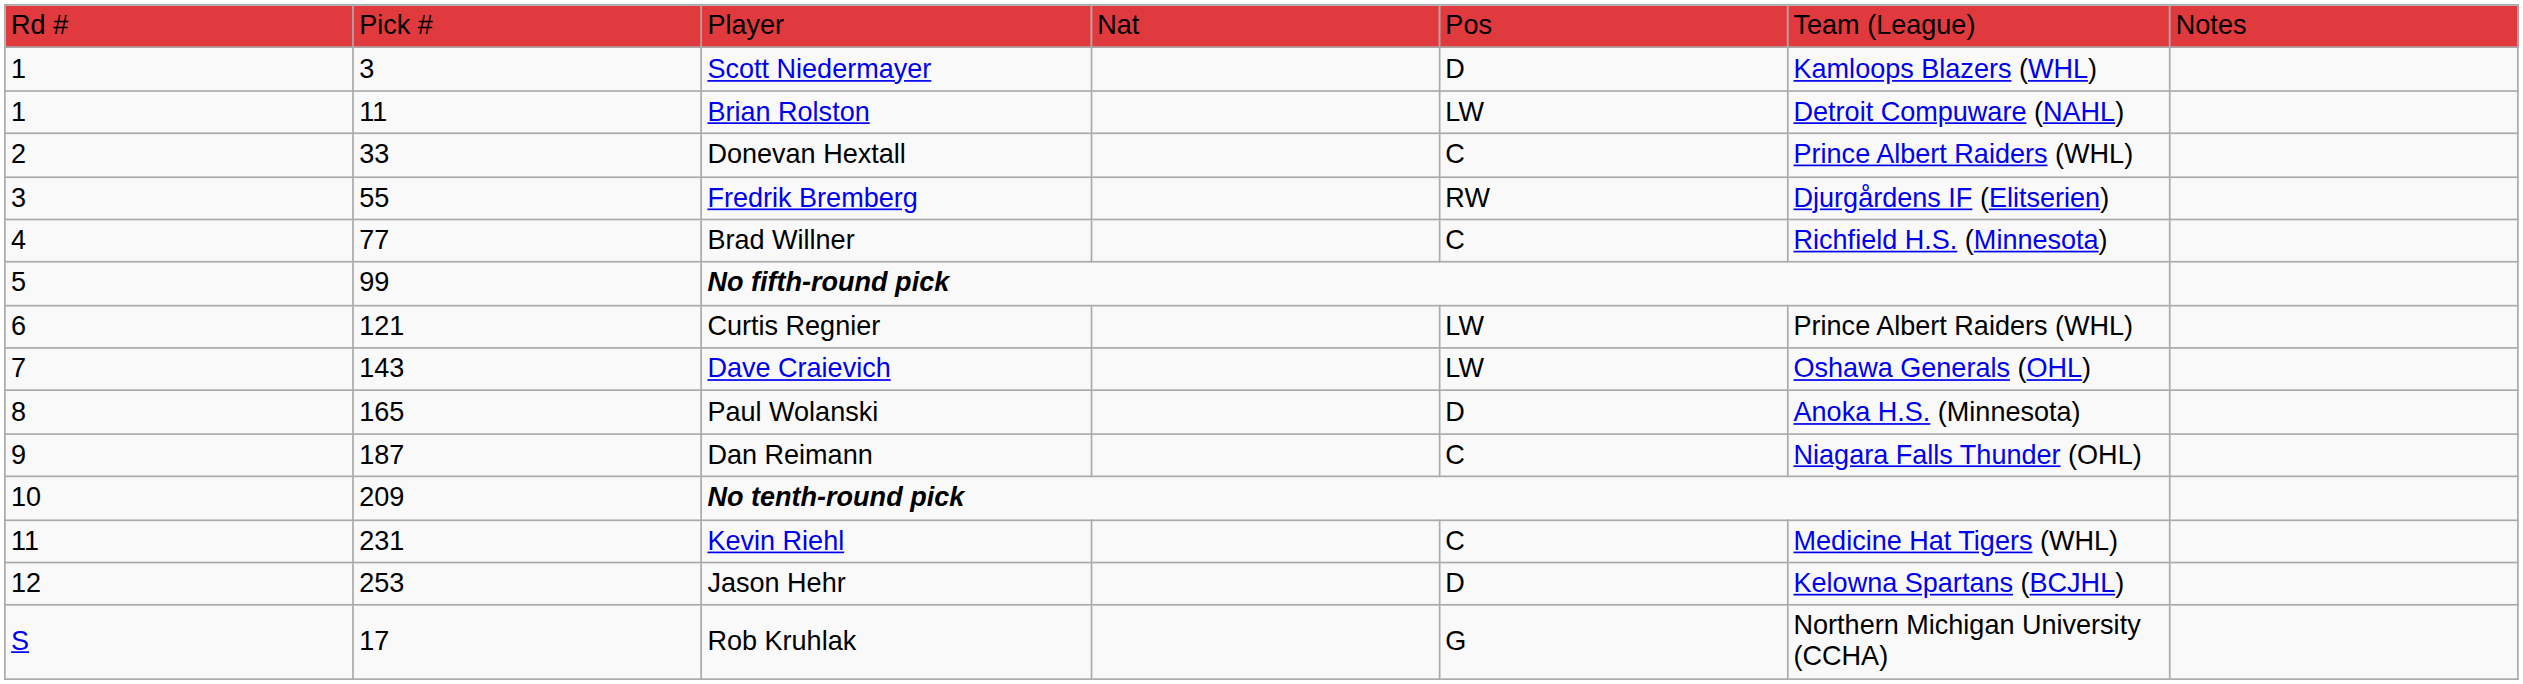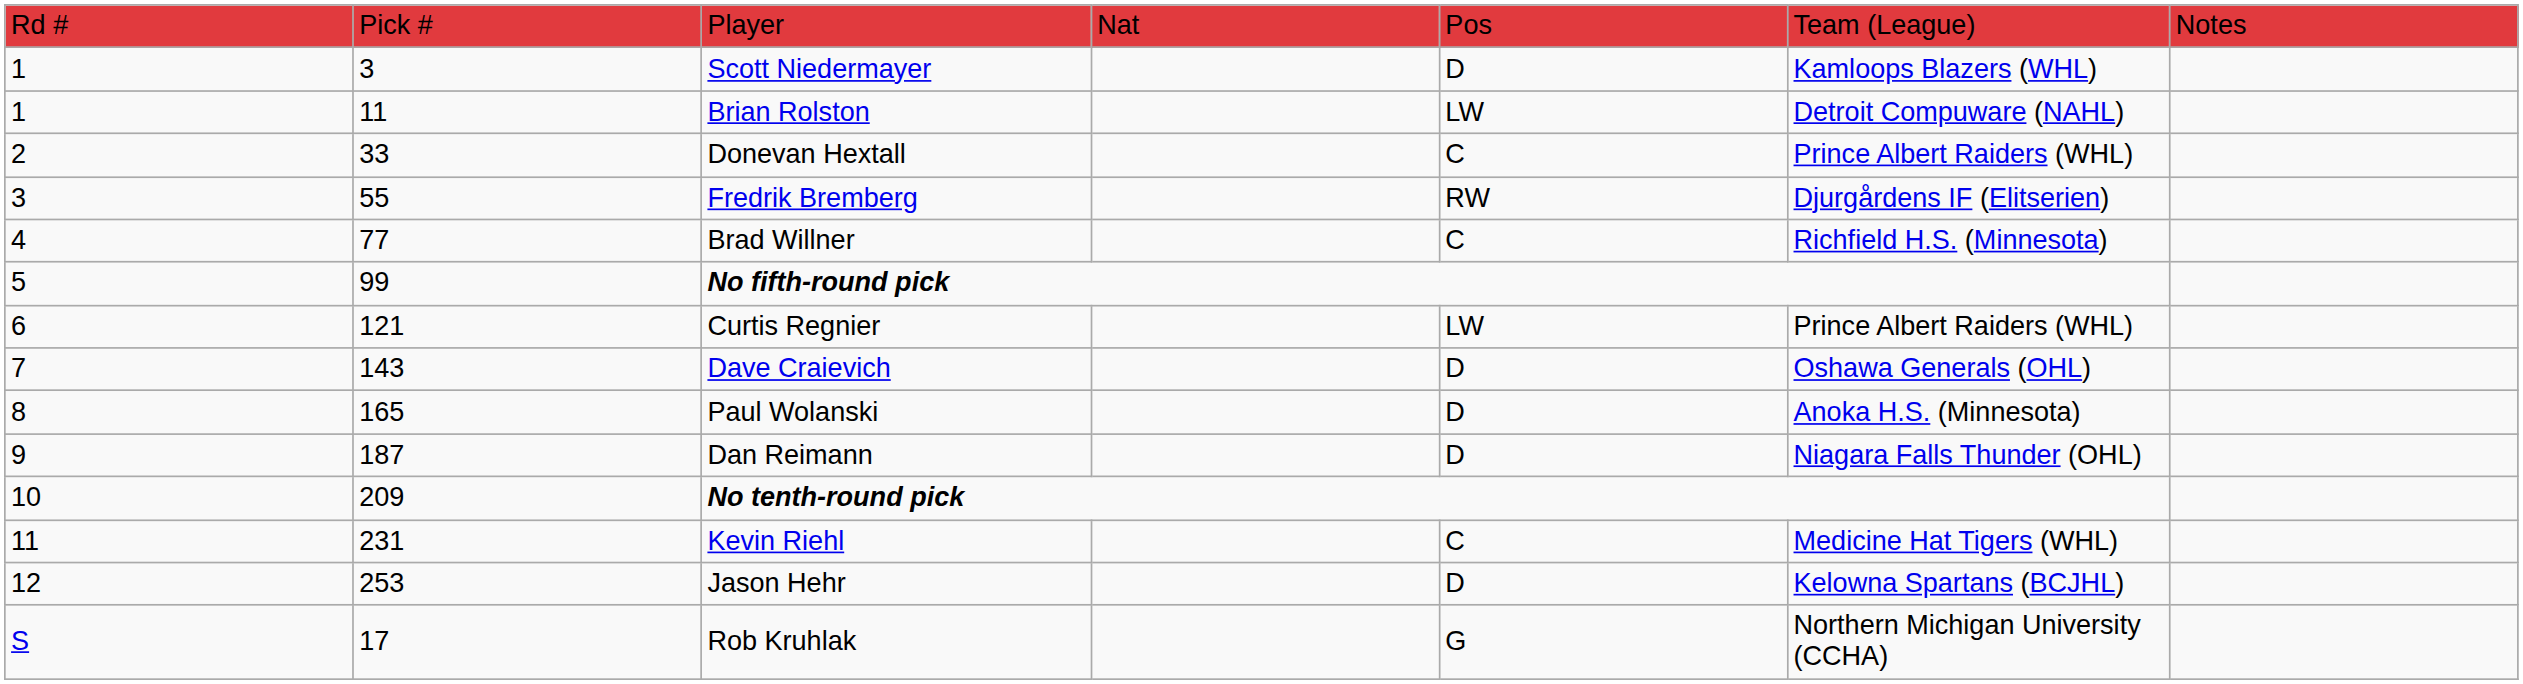(1465, 369) LW -> (1455, 369) D
(1455, 454) C -> (1455, 454) D
